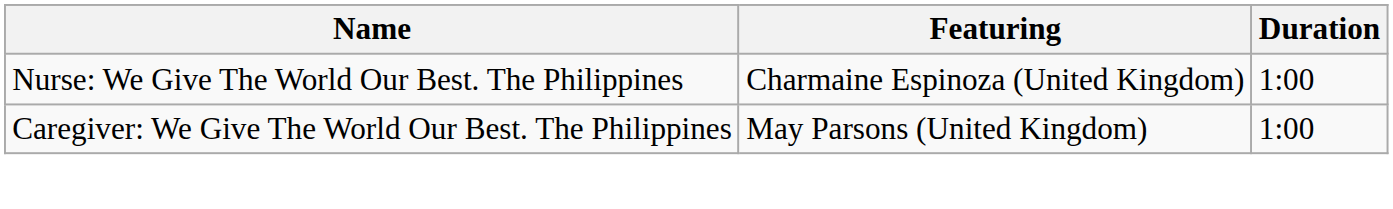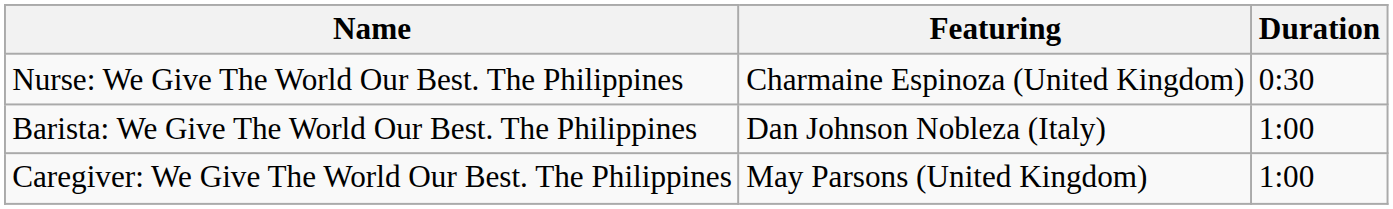(1287, 78) 1:00 -> (1287, 78) 0:30
+ row: (355, 128)
